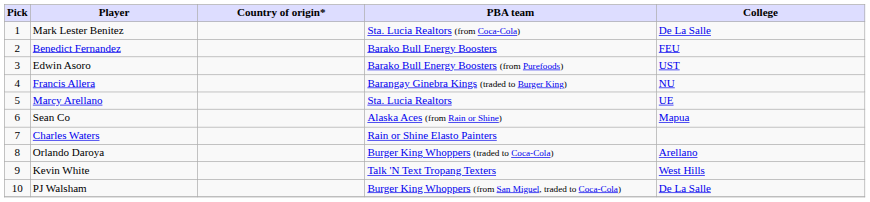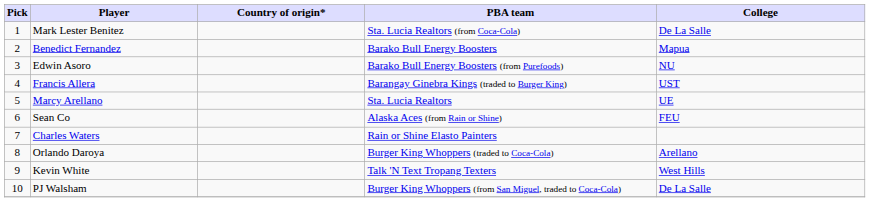(669, 48) FEU -> (674, 48) Mapua
(669, 65) UST -> (667, 65) NU
(667, 83) NU -> (669, 83) UST
(674, 118) Mapua -> (669, 118) FEU
